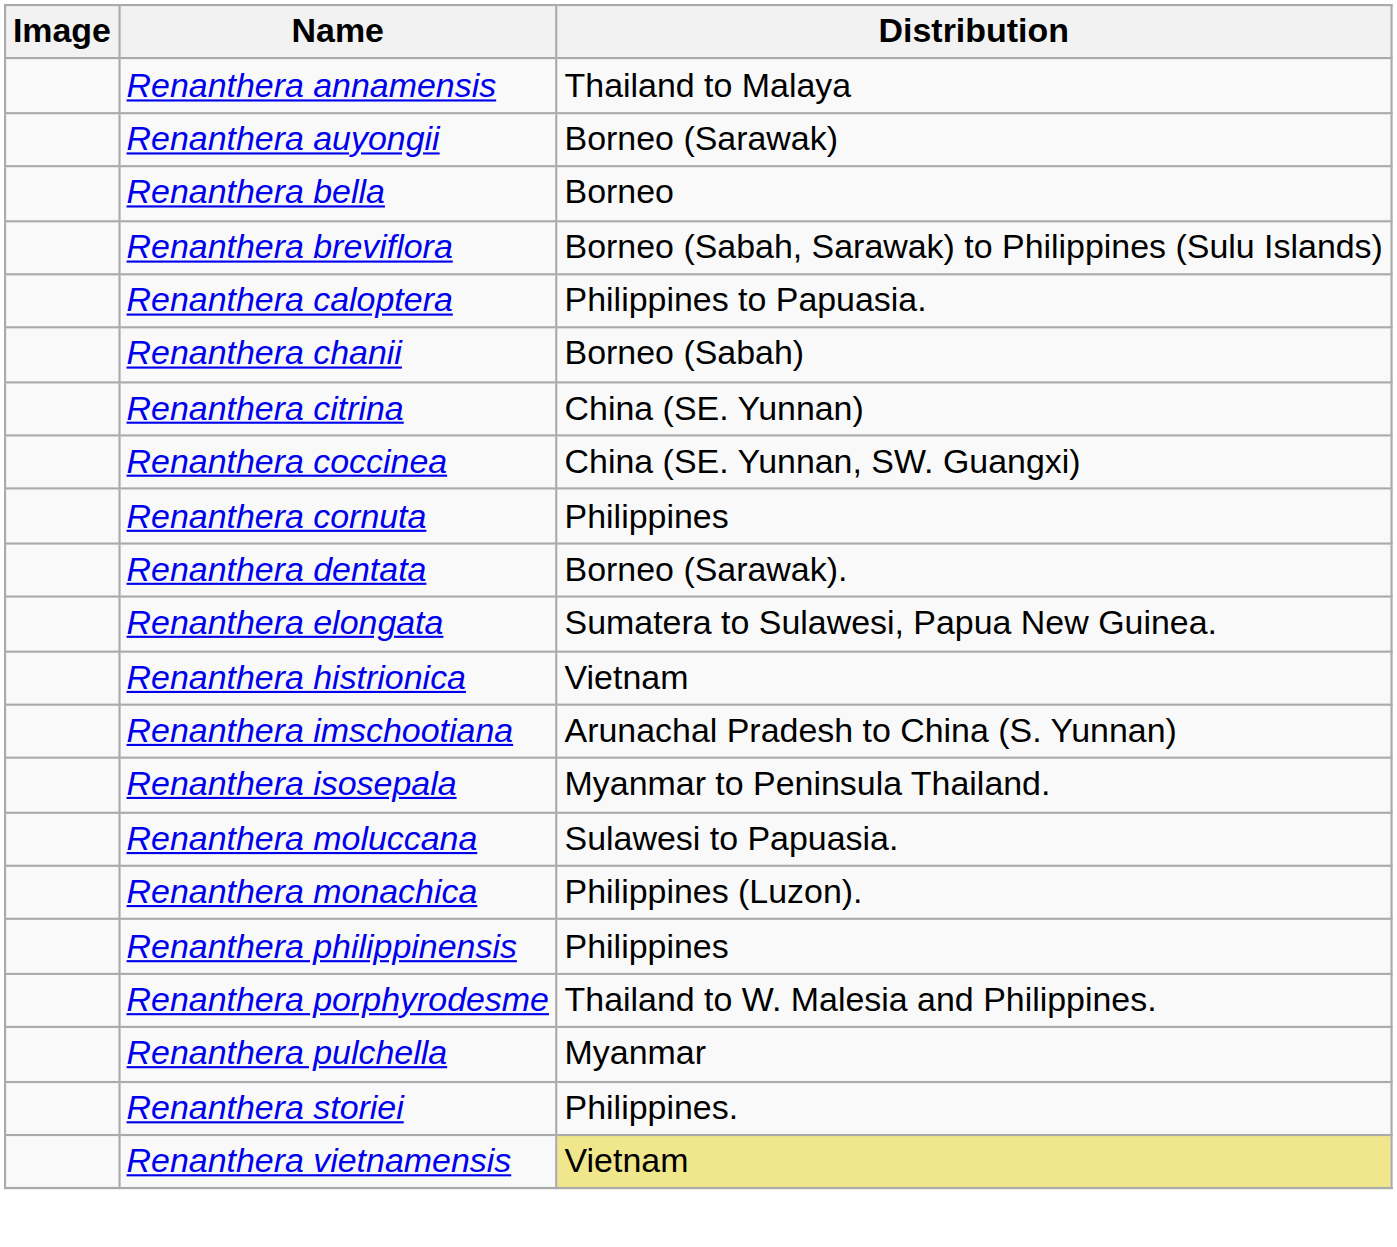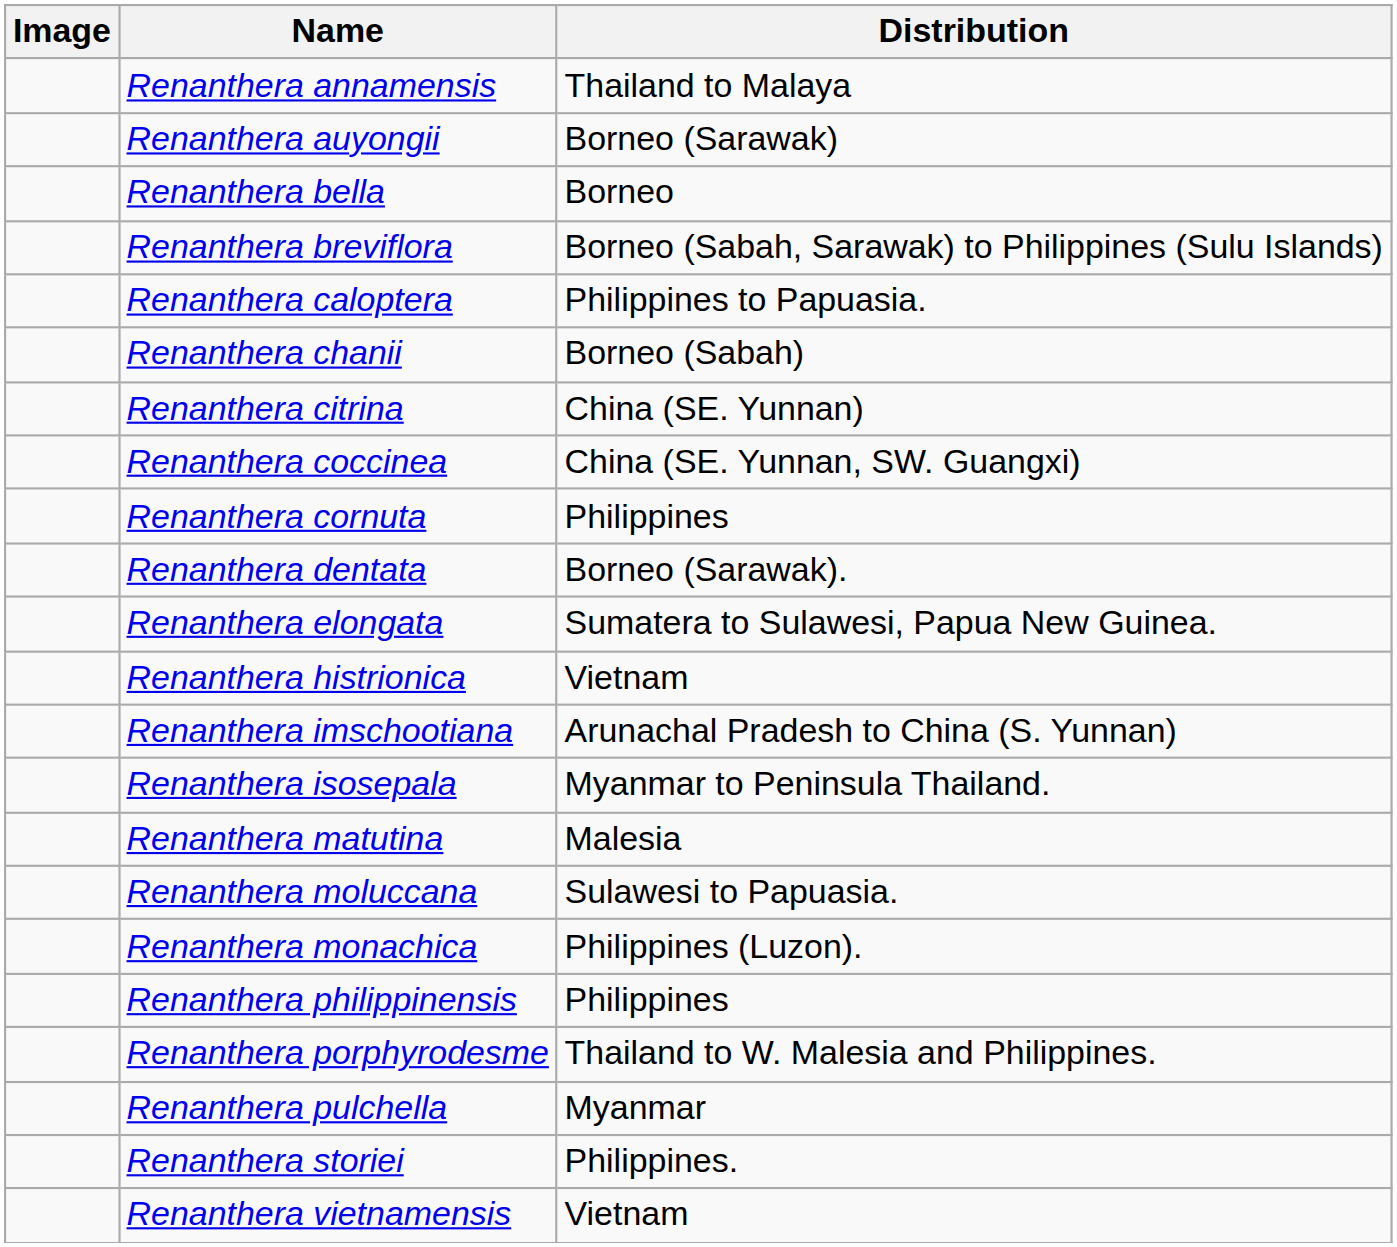+ row: (285, 838)
(626, 1161) khaki background -> (626, 1214) no background
